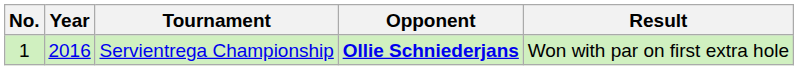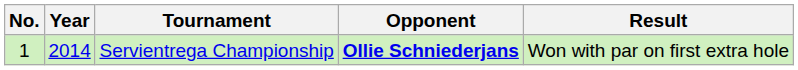(70, 50) 2016 -> (70, 50) 2014
